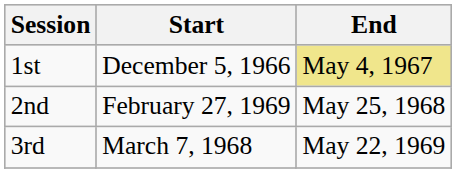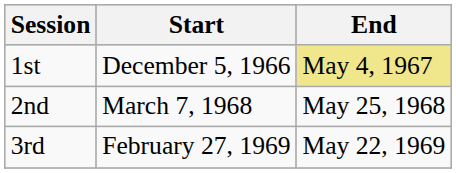(196, 106) February 27, 1969 -> (177, 106) March 7, 1968
(177, 146) March 7, 1968 -> (196, 146) February 27, 1969
